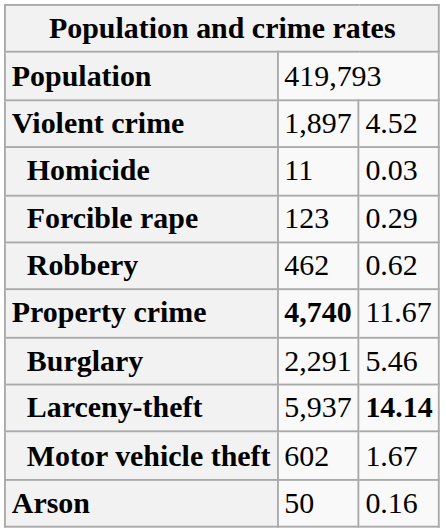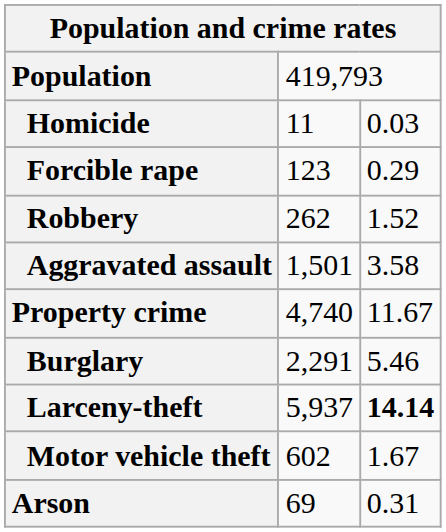- row: (98, 123)
(307, 265) 462 -> (308, 218) 262
(392, 265) 0.62 -> (393, 218) 1.52
+ row: (142, 265)
(318, 312) bold -> (319, 312) normal
(299, 502) 50 -> (301, 502) 69
(392, 502) 0.16 -> (393, 502) 0.31
